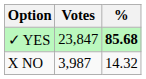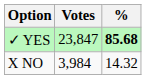(75, 63) 3,987 -> (75, 63) 3,984
